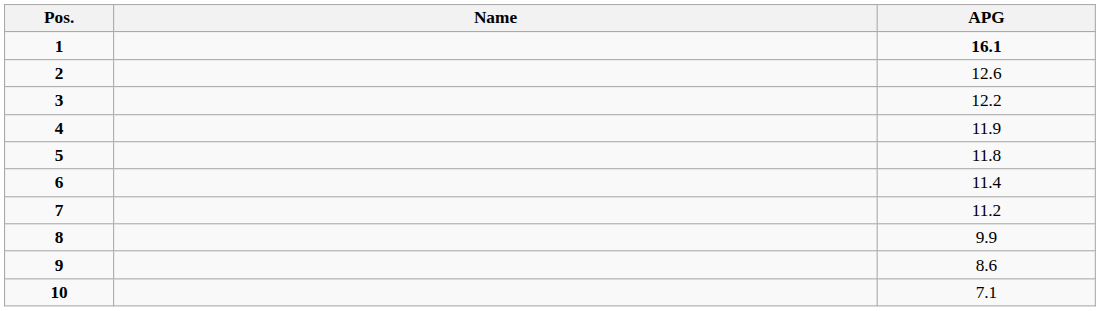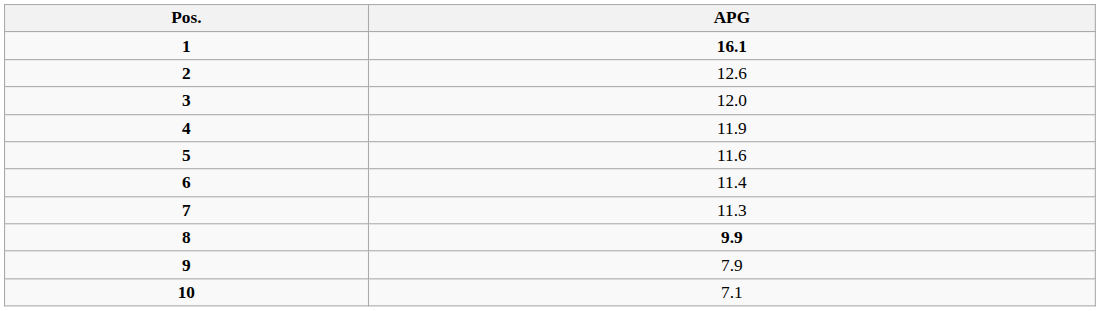- column: (495, 18)
(986, 100) 12.2 -> (732, 100) 12.0
(986, 155) 11.8 -> (732, 155) 11.6
(986, 210) 11.2 -> (732, 210) 11.3
(986, 237) normal -> (732, 237) bold
(986, 264) 8.6 -> (732, 264) 7.9
